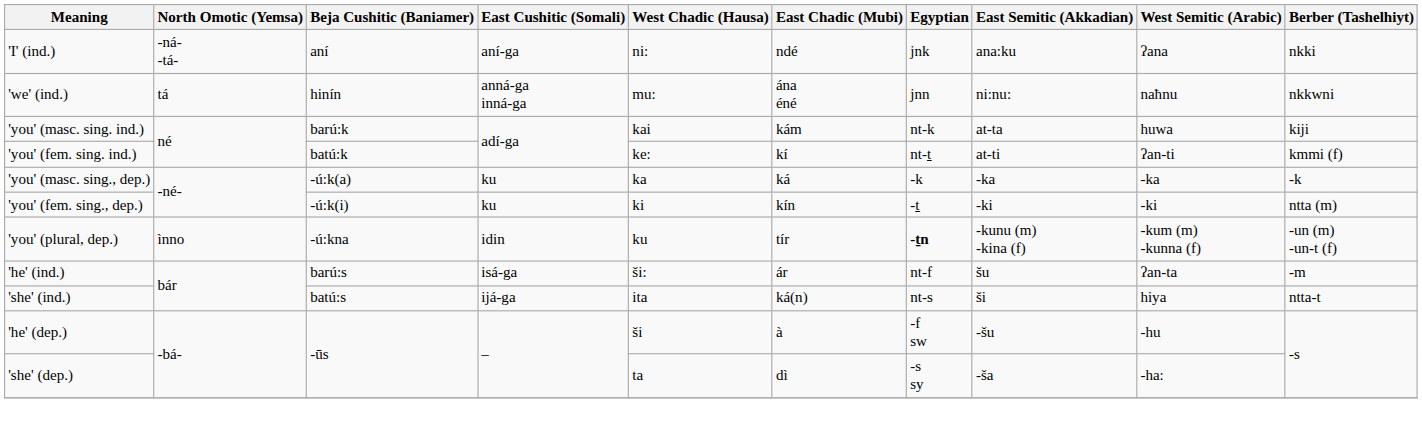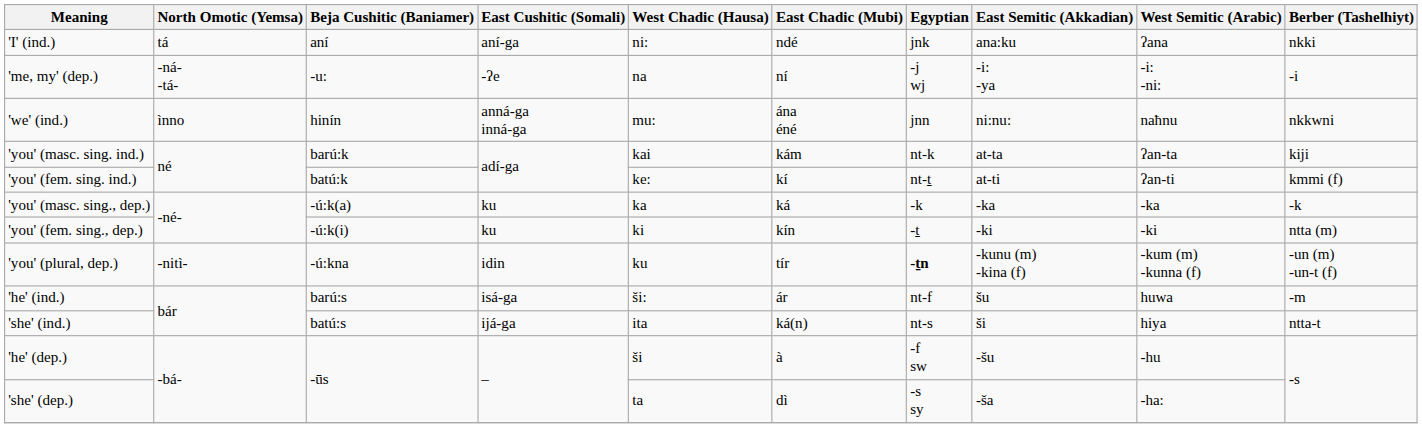(170, 51) -ná- -tá- -> (163, 42) tá
+ row: (53, 76)
(163, 94) tá -> (171, 120) ìnno
(1157, 129) huwa -> (1159, 154) ʔan-ta
(171, 239) ìnno -> (173, 264) -nitì-
(1159, 273) ʔan-ta -> (1157, 298) huwa
